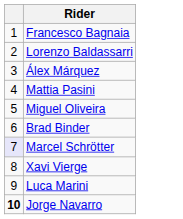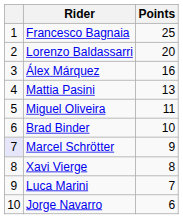+ column: (157, 14)
(14, 204) bold -> (14, 204) normal
